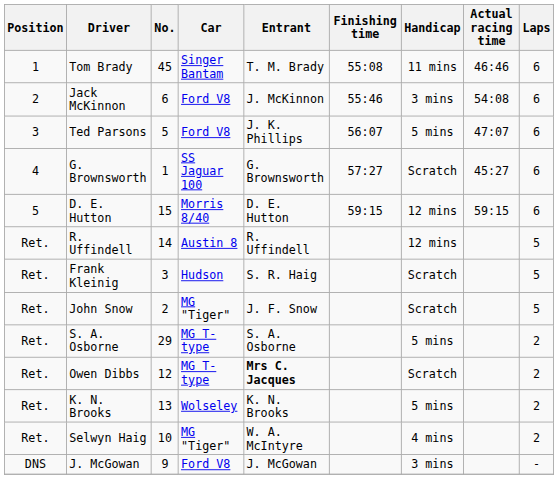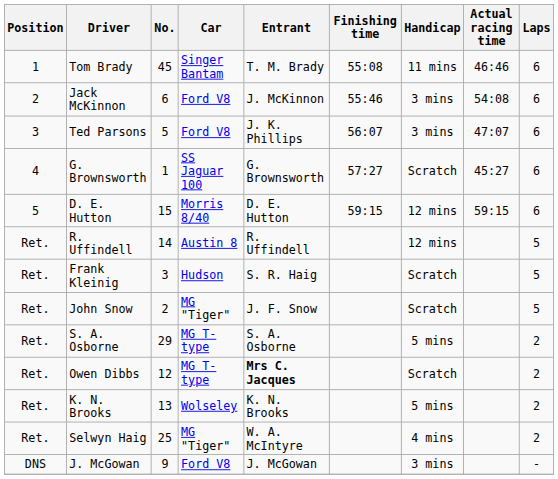(432, 132) 5 mins -> (432, 132) 3 mins
(165, 439) 10 -> (165, 439) 25
